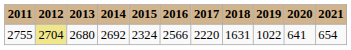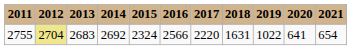(82, 34) 2680 -> (82, 34) 2683
